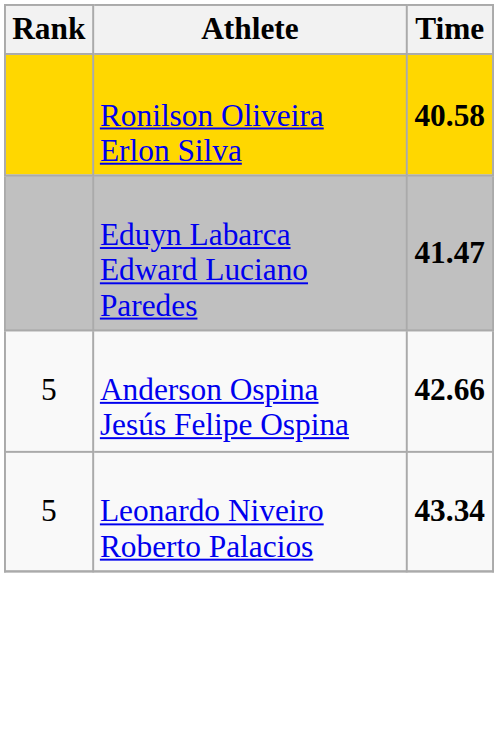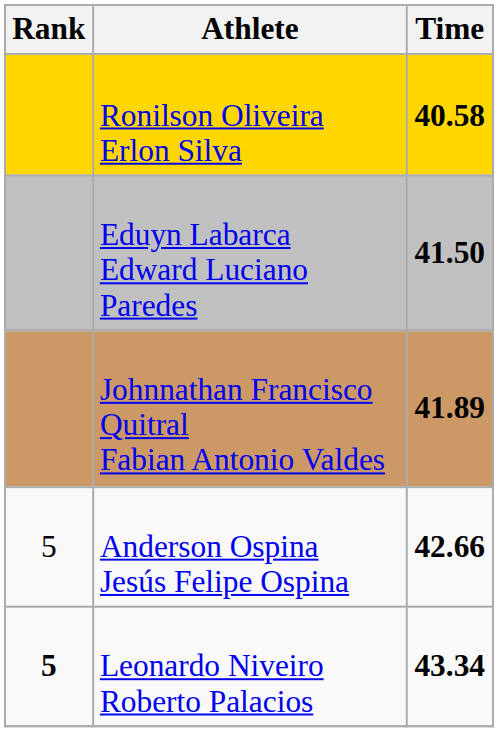(450, 252) 41.47 -> (450, 252) 41.50
+ row: (242, 425)
(49, 510) normal -> (49, 666) bold
